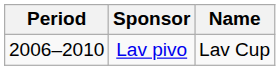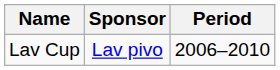columns swapped: (57, 19) <-> (235, 19)
